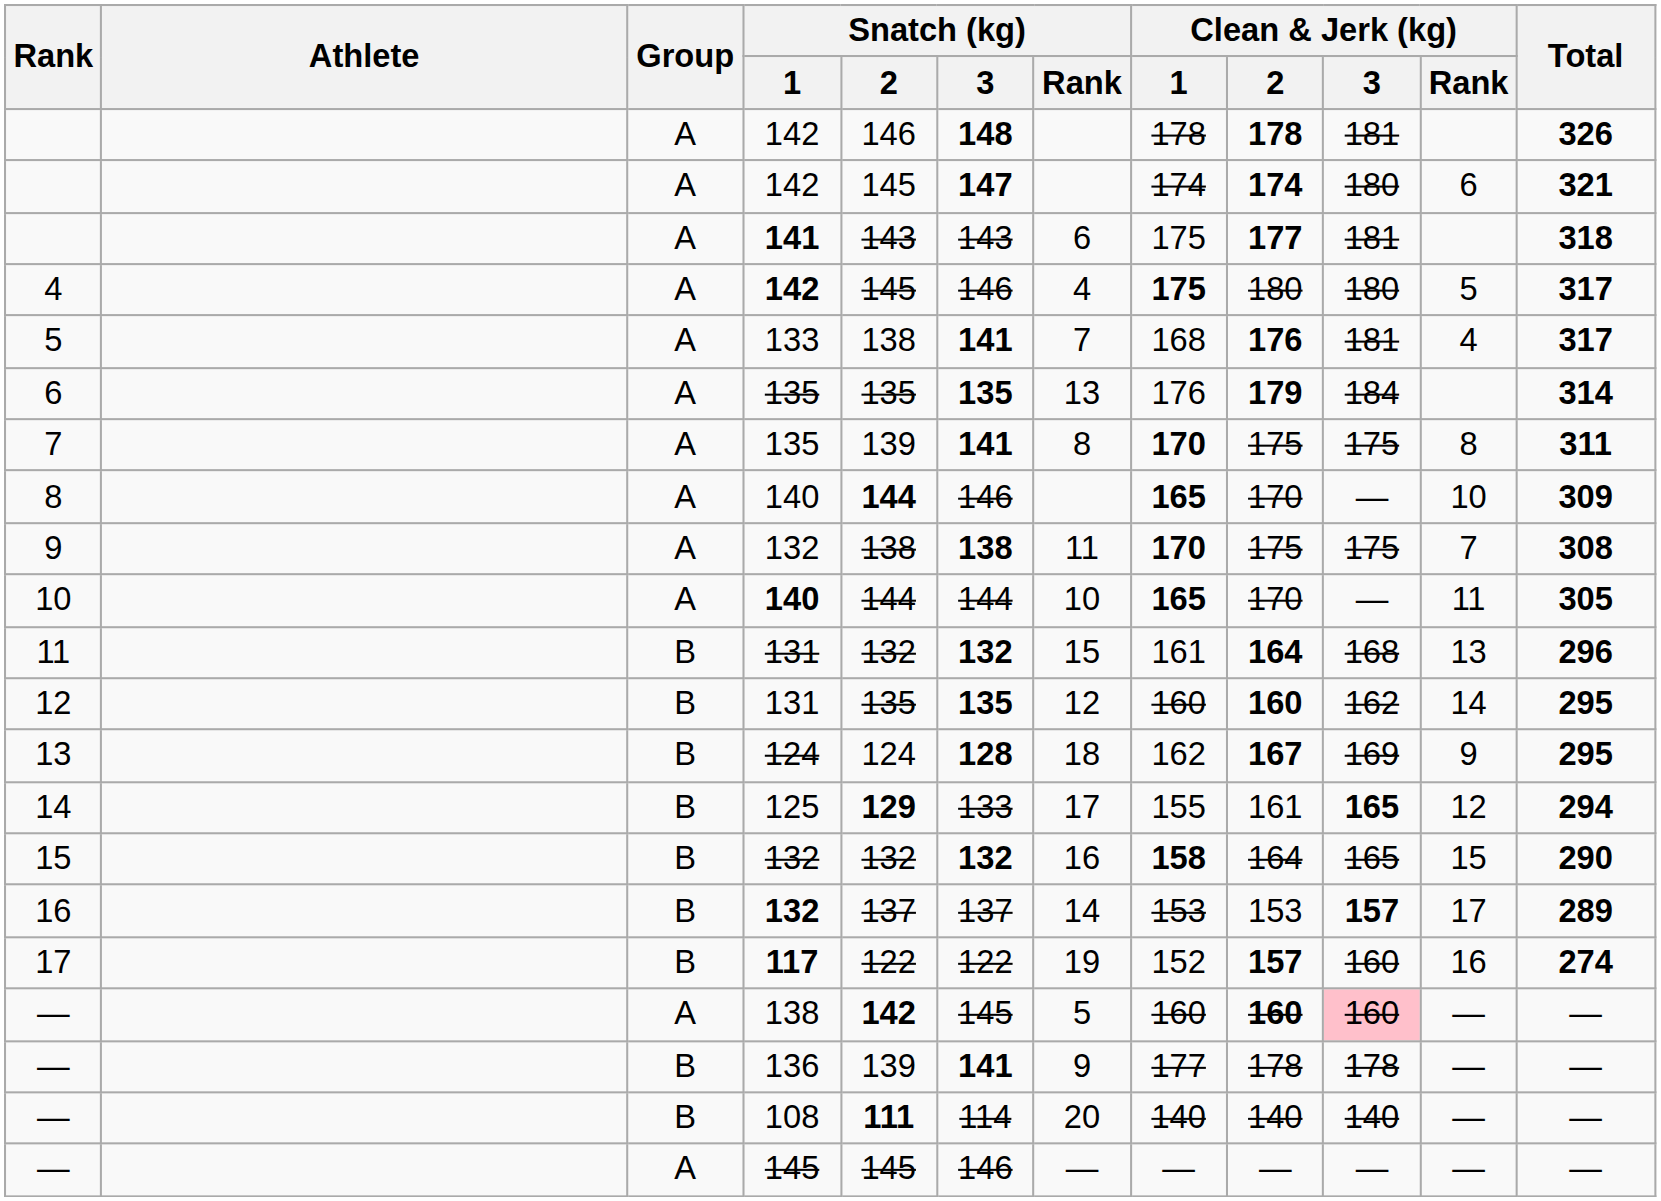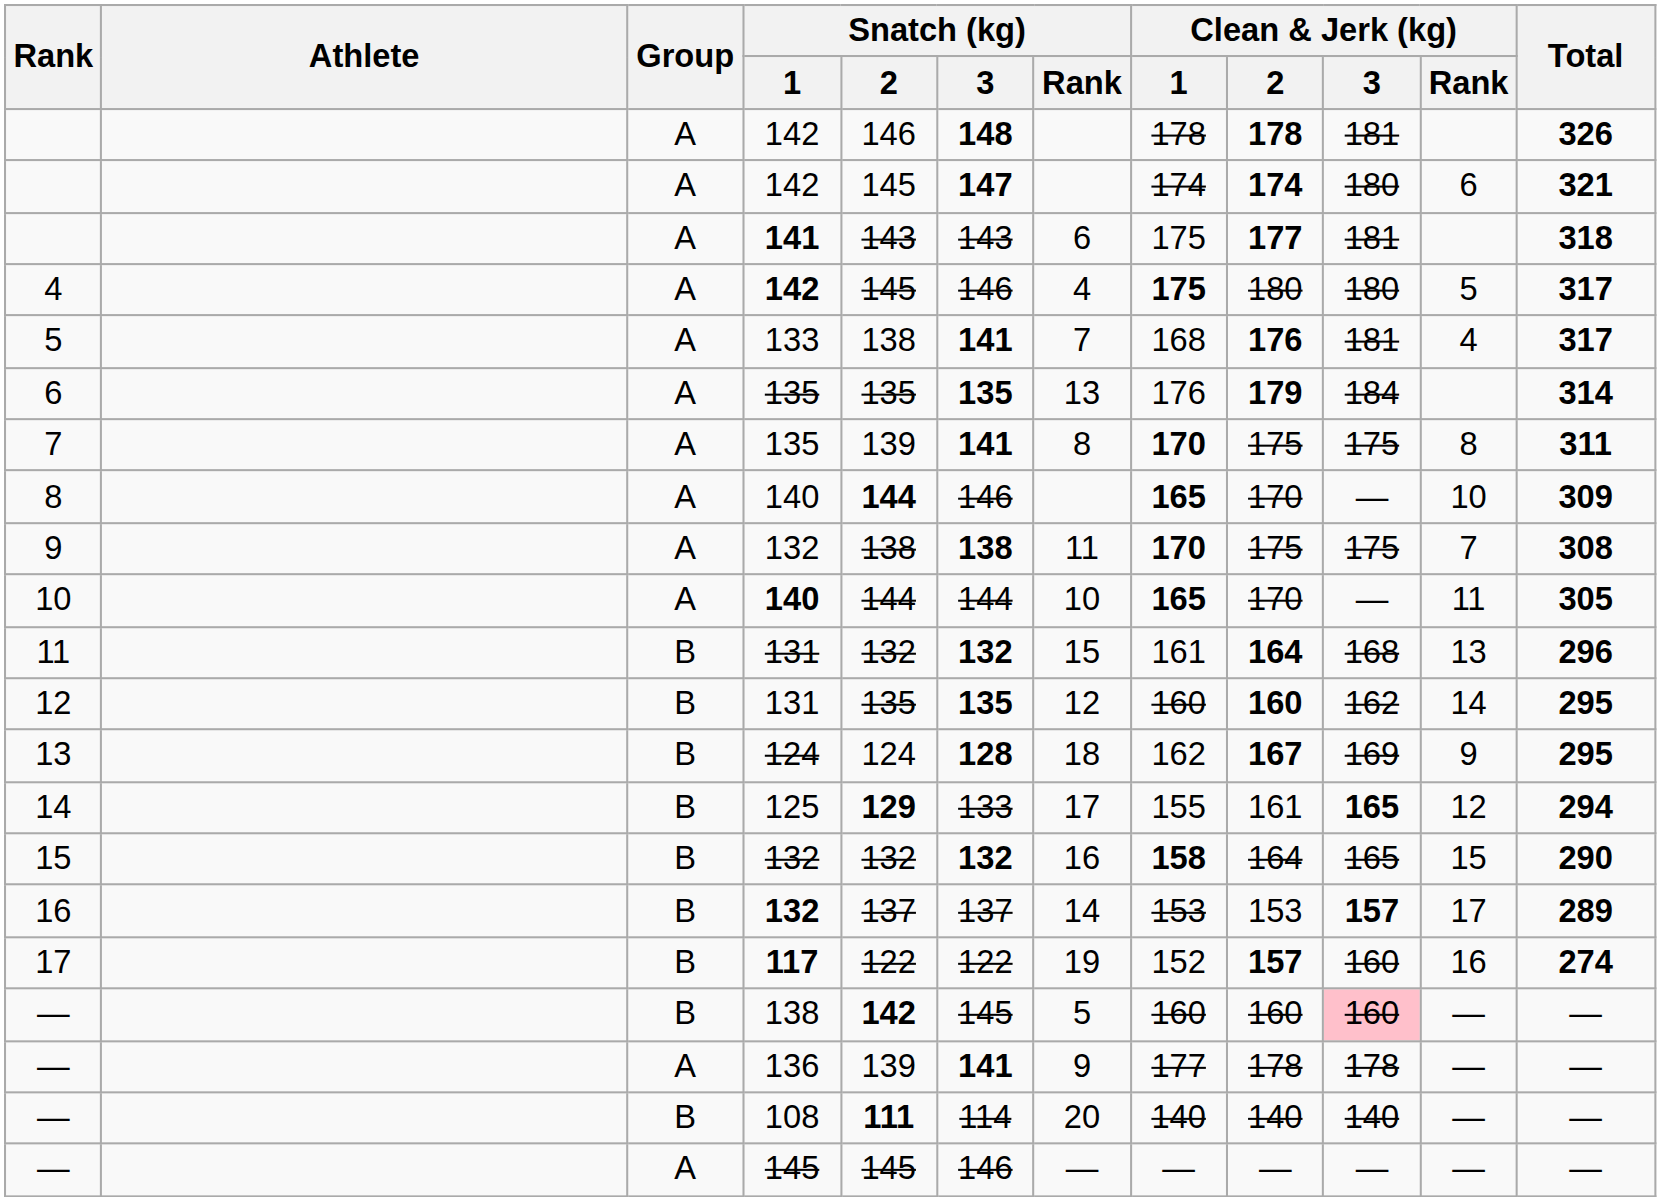(685, 1013) A -> (685, 1013) B
(1275, 1013) bold -> (1275, 1013) normal
(685, 1065) B -> (685, 1065) A
